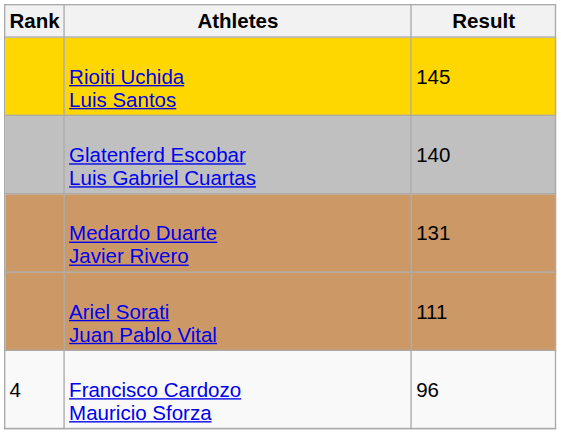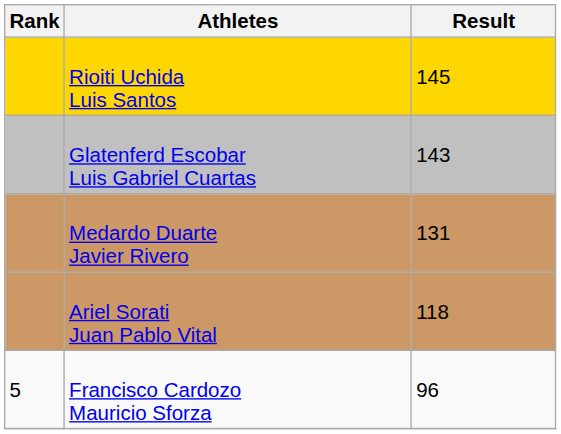(433, 155) 140 -> (433, 155) 143
(432, 312) 111 -> (432, 312) 118
(15, 390) 4 -> (15, 390) 5
